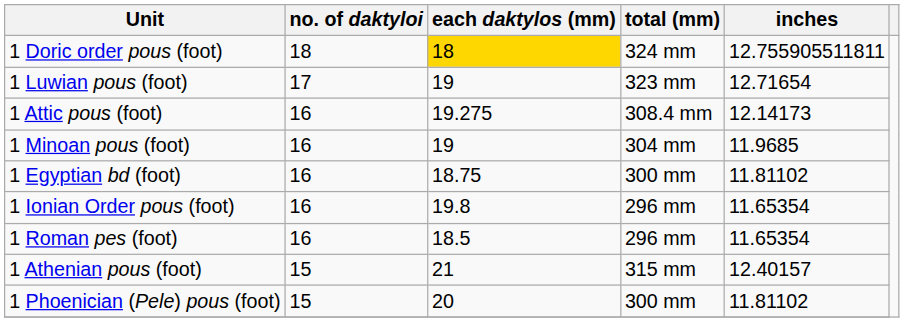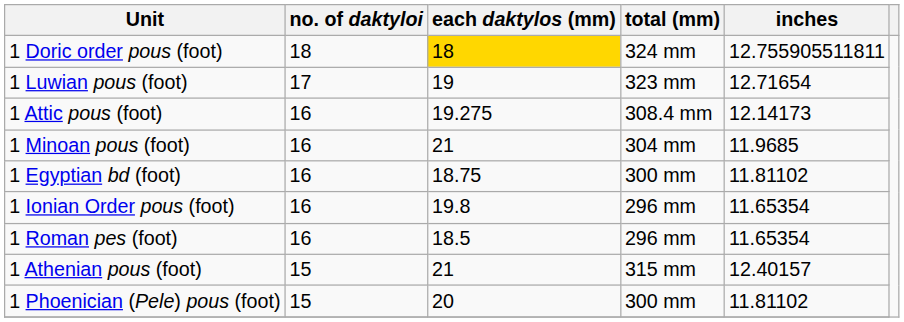(443, 144) 19 -> (443, 144) 21
